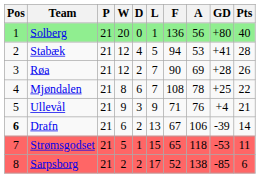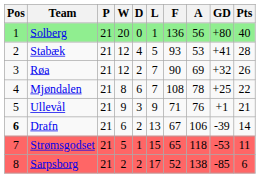(175, 51) 94 -> (175, 51) 93
(222, 70) +28 -> (222, 70) +32
(222, 107) +4 -> (222, 107) +1
